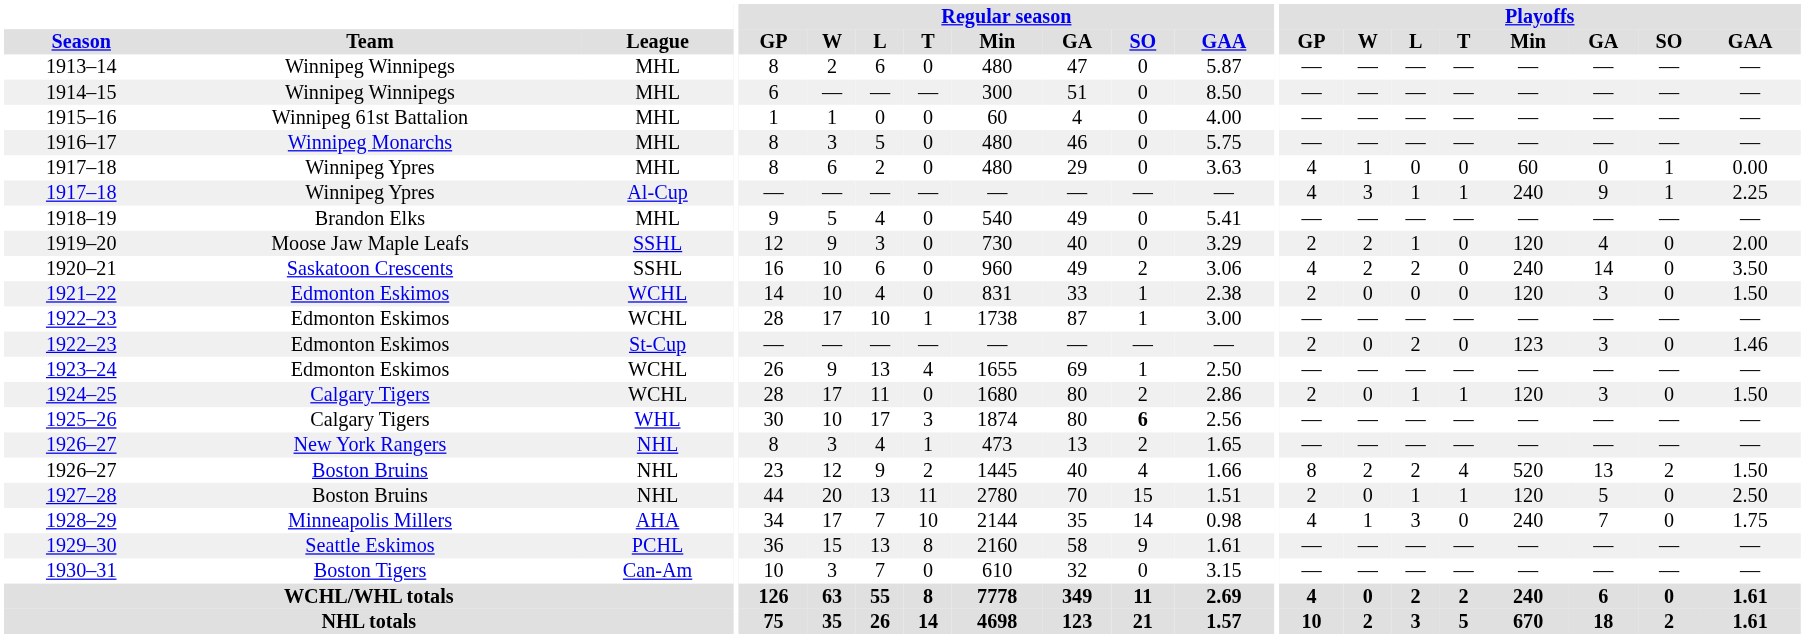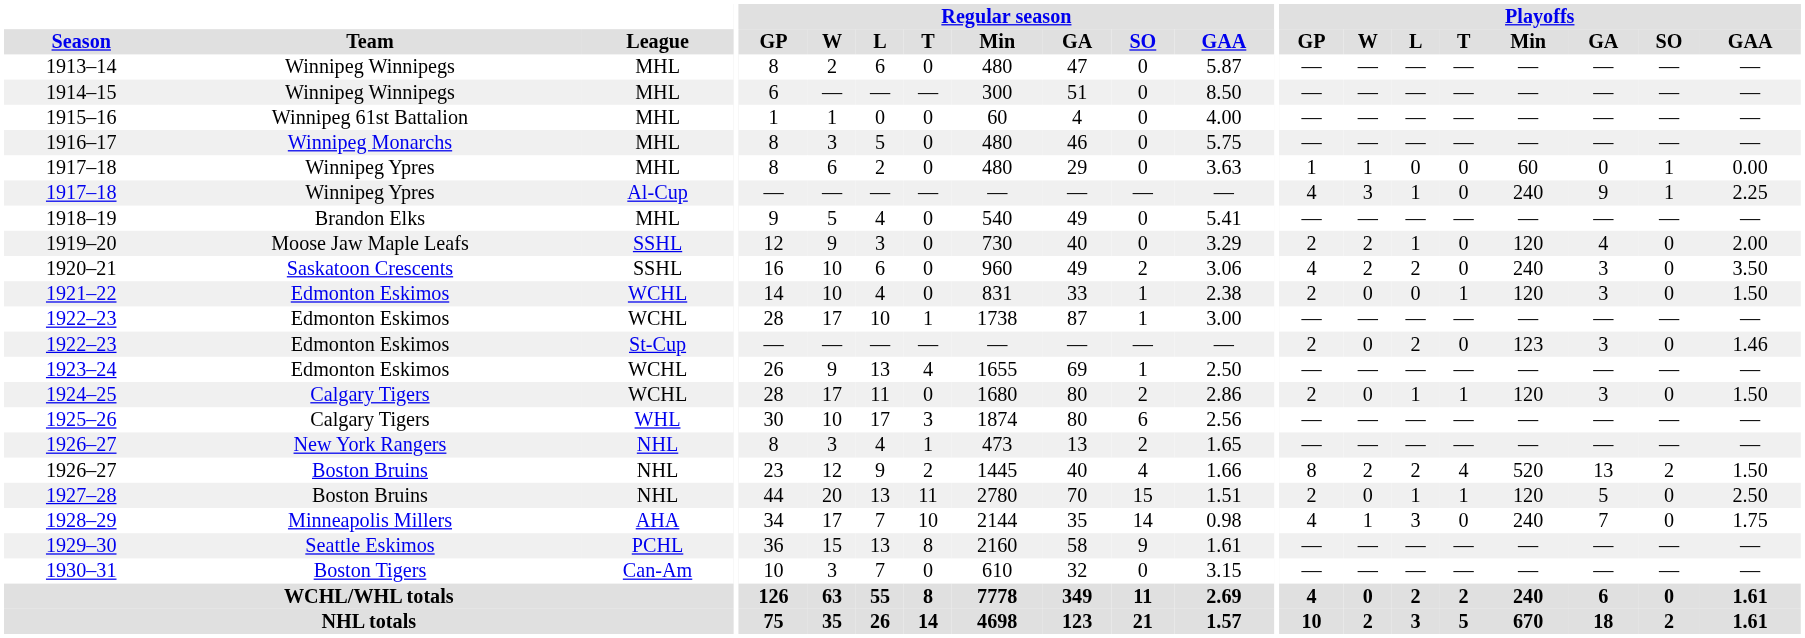(1312, 167) 4 -> (1312, 167) 1
(1464, 192) 1 -> (1464, 192) 0
(1603, 268) 14 -> (1603, 268) 3
(1464, 293) 0 -> (1464, 293) 1
(1143, 419) bold -> (1143, 419) normal
